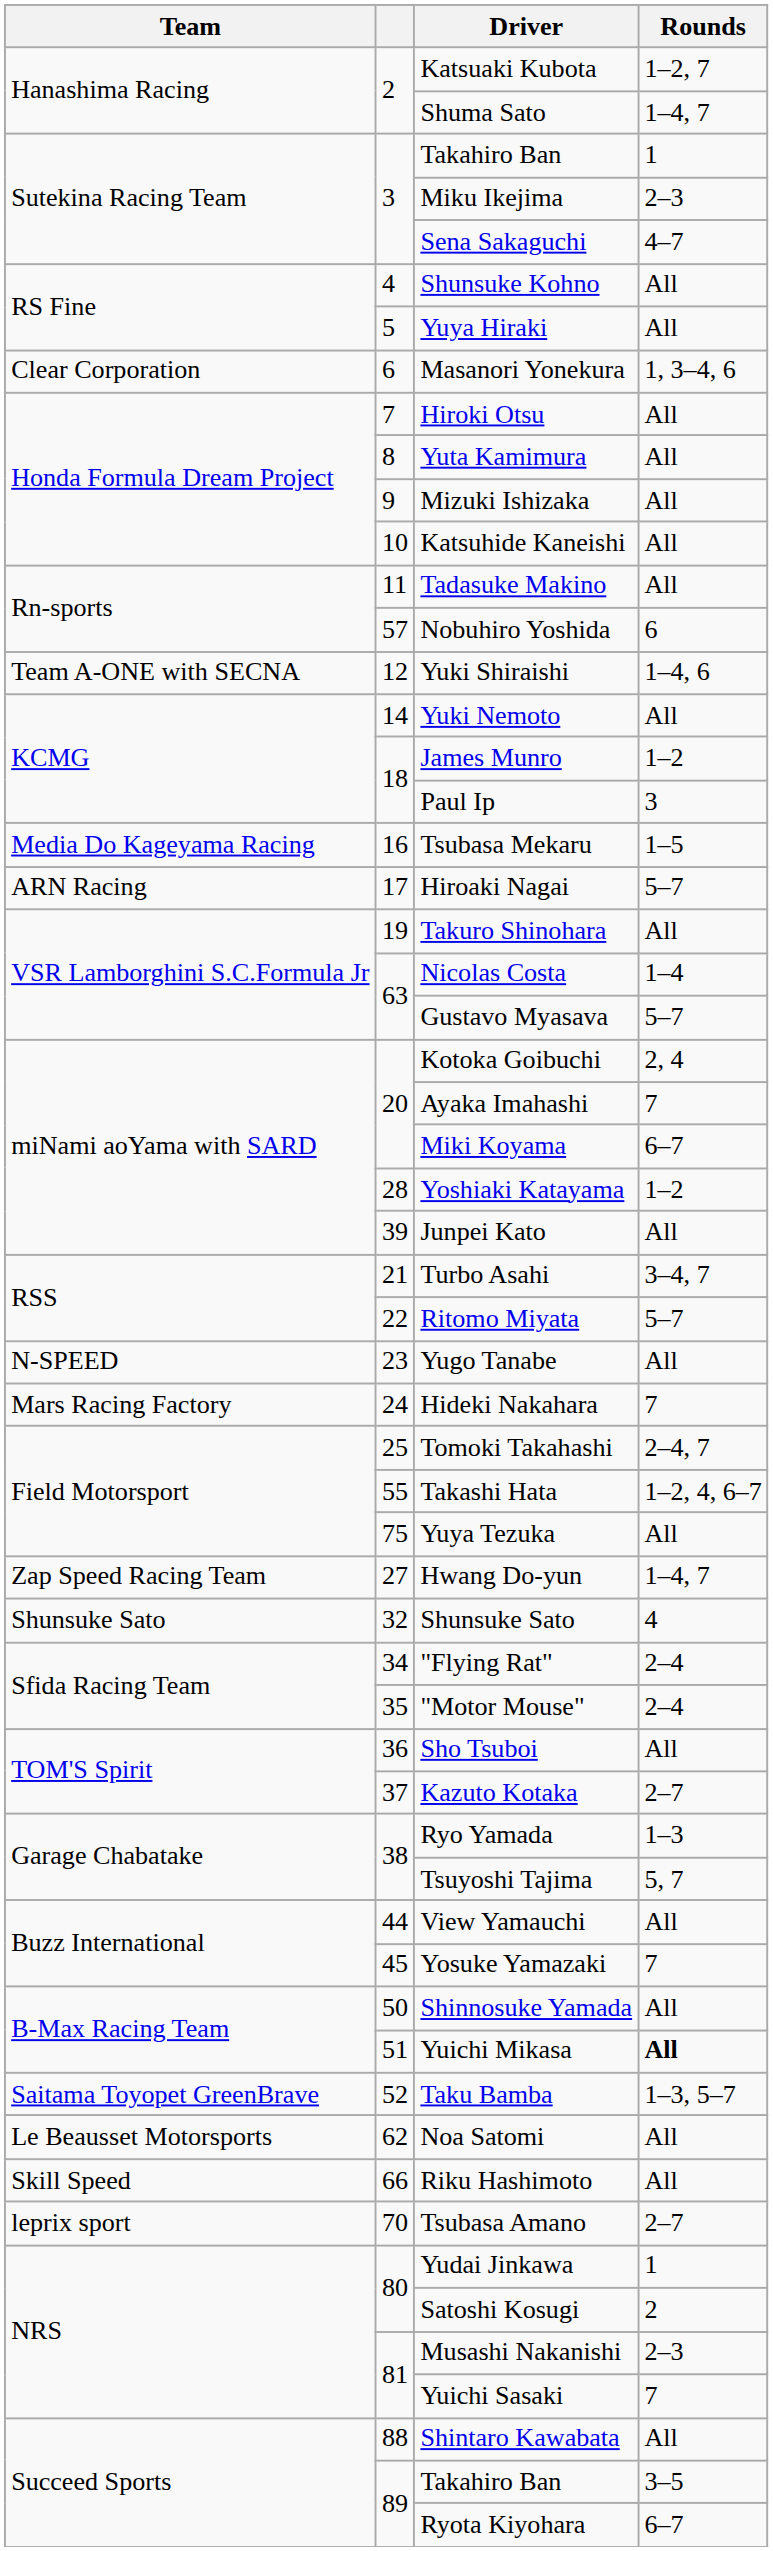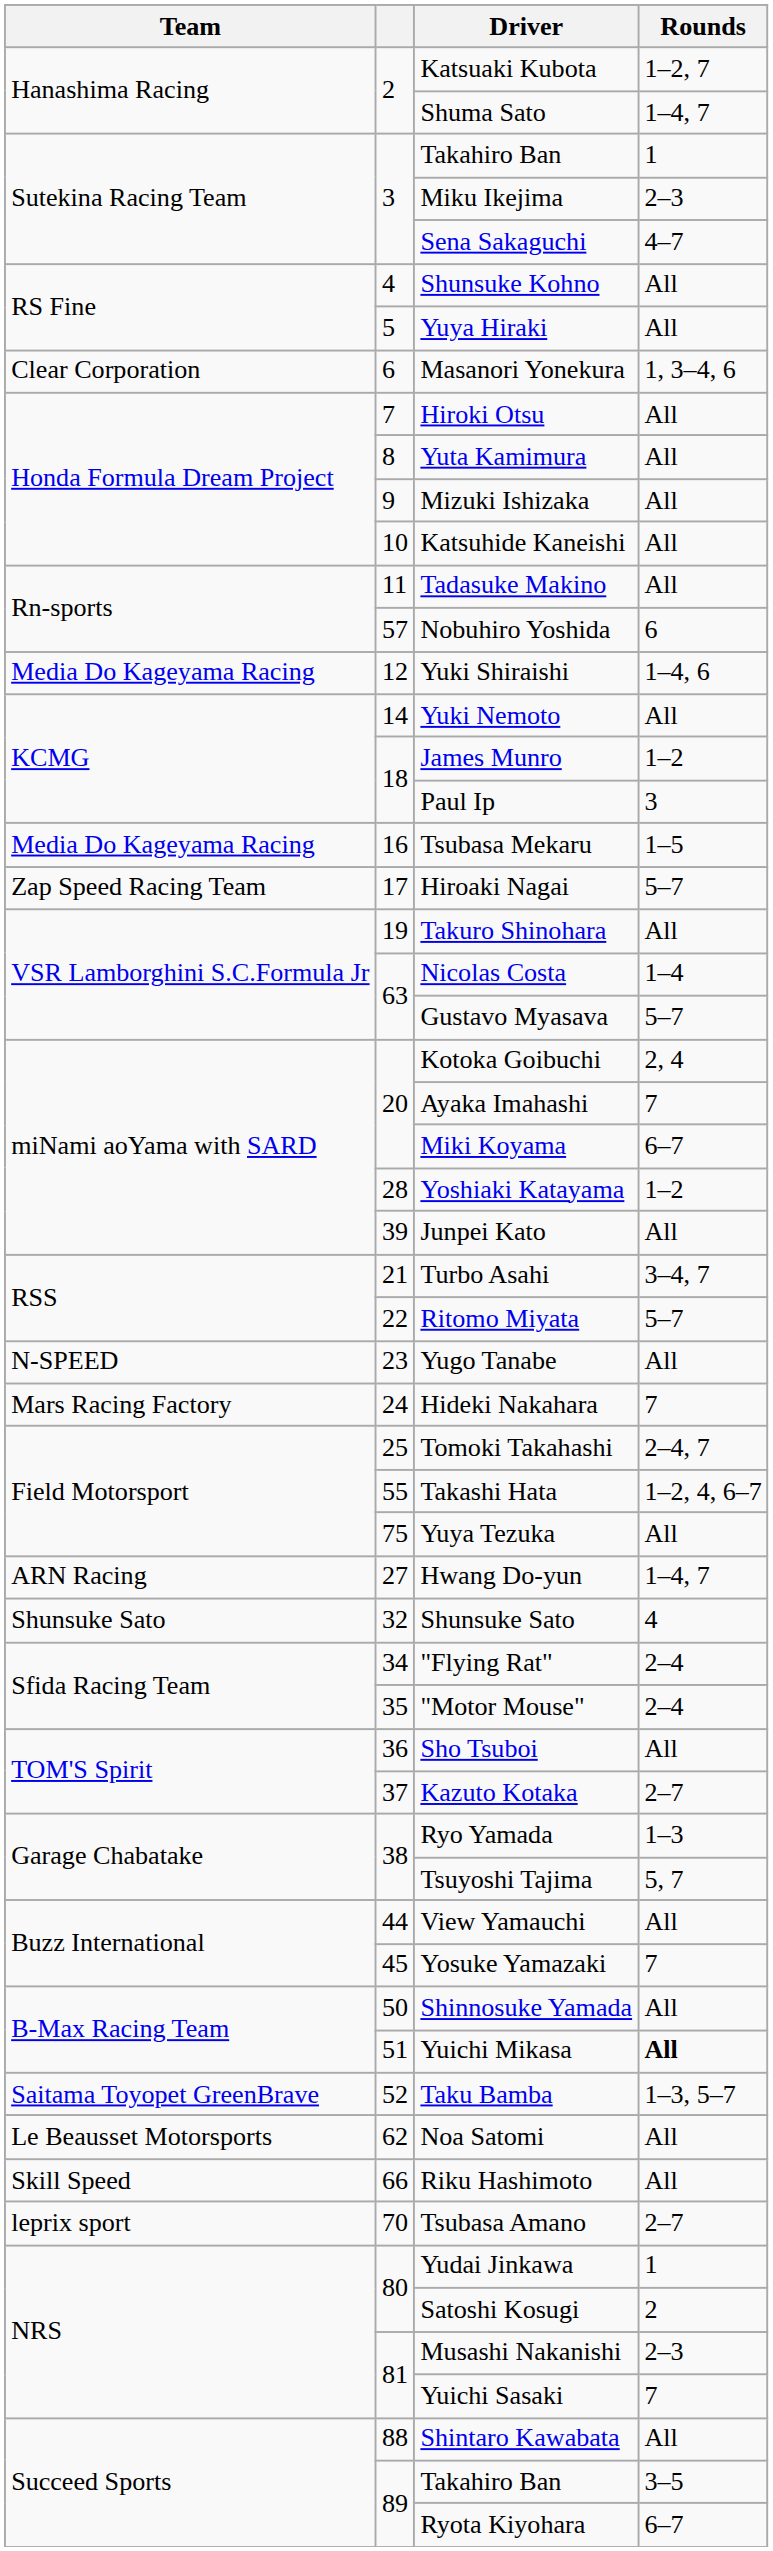(156, 671) Team A-ONE with SECNA -> (163, 671) Media Do Kageyama Racing
(79, 887) ARN Racing -> (139, 887) Zap Speed Racing Team
(139, 1576) Zap Speed Racing Team -> (79, 1576) ARN Racing
